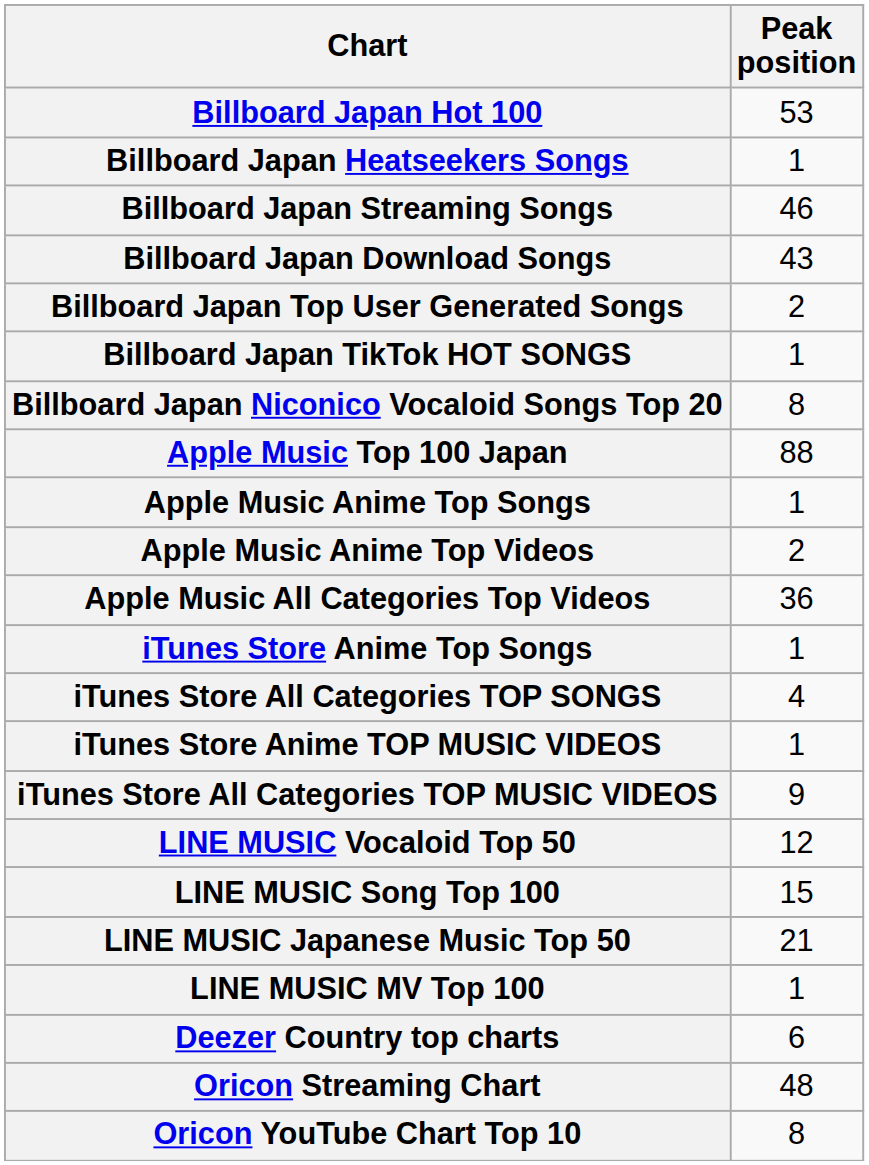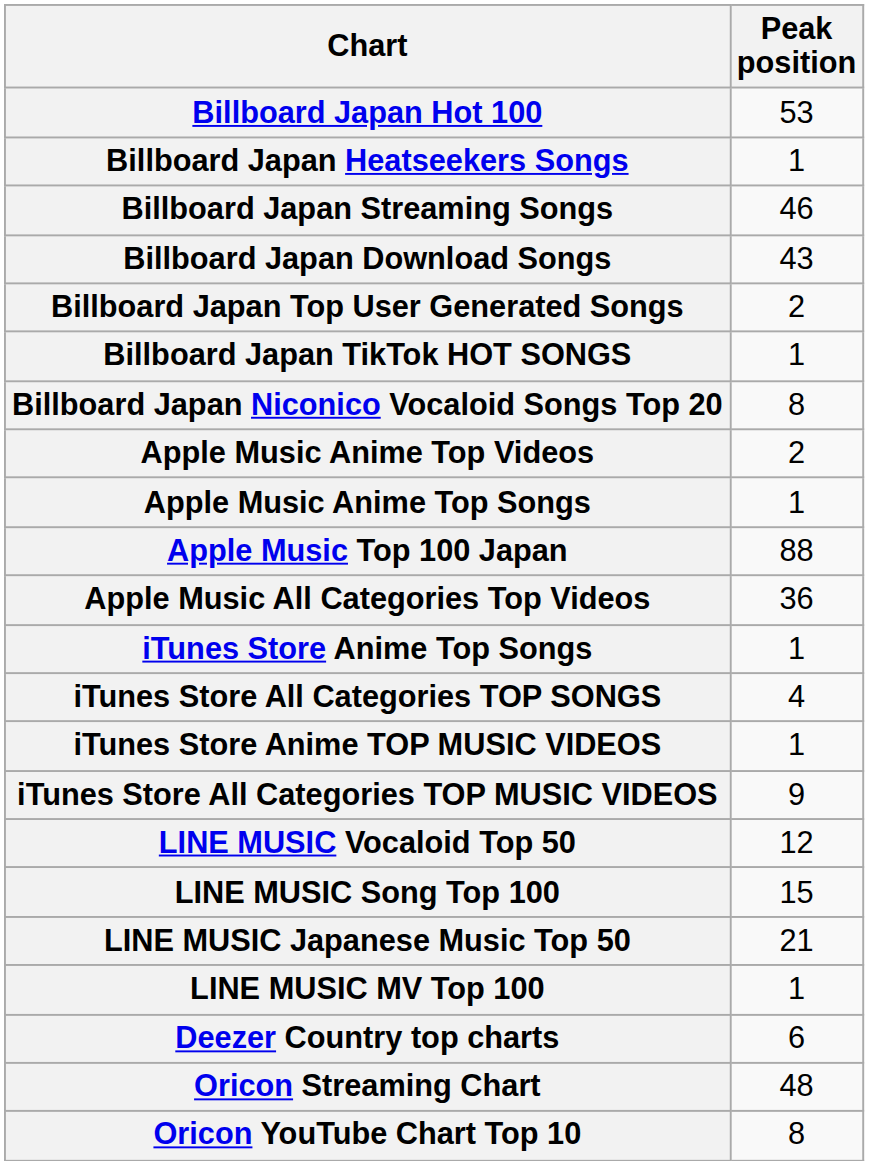rows swapped: (367, 453) <-> (367, 550)
